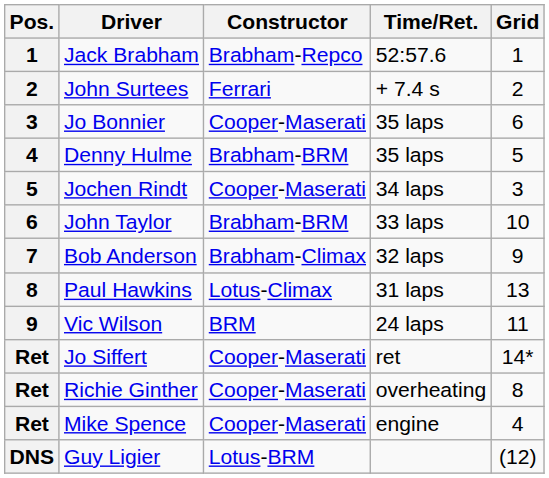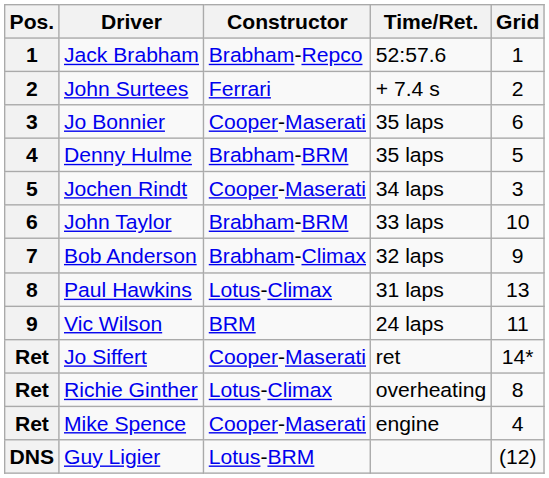(287, 390) Cooper-Maserati -> (270, 390) Lotus-Climax
